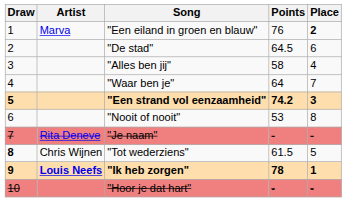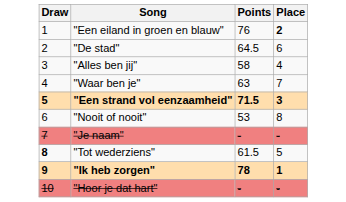- column: (71, 13)
(277, 83) 64 -> (244, 83) 63
(282, 100) 74.2 -> (248, 100) 71.5
